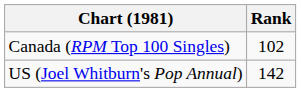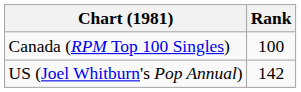(271, 45) 102 -> (271, 45) 100
